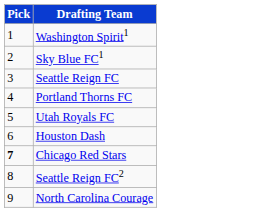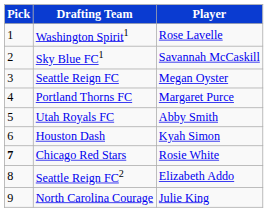+ column: (209, 14)
